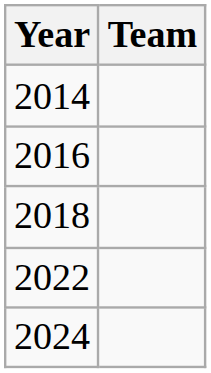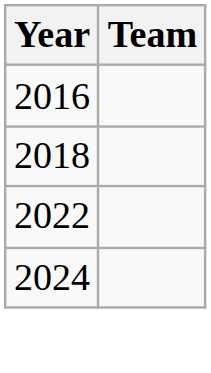- row: (52, 95)
